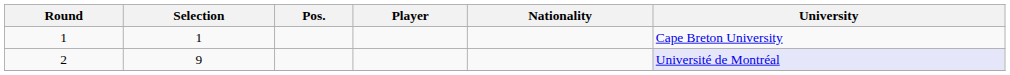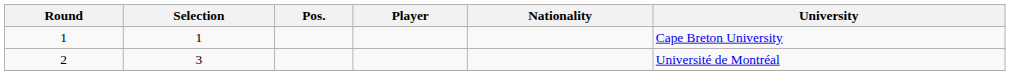(199, 59) 9 -> (199, 59) 3
(718, 59) lavender background -> (718, 59) no background
